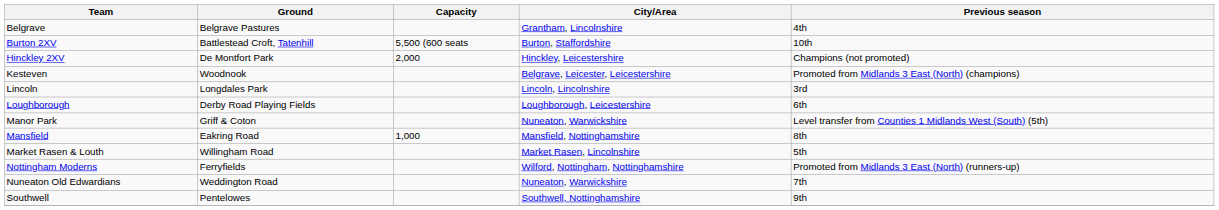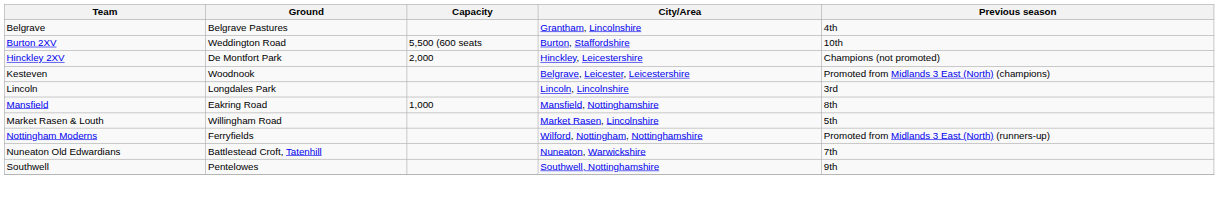(257, 43) Battlestead Croft, Tatenhill -> (247, 43) Weddington Road
- row: (38, 105)
- row: (32, 120)
(239, 182) Weddington Road -> (265, 151) Battlestead Croft, Tatenhill
